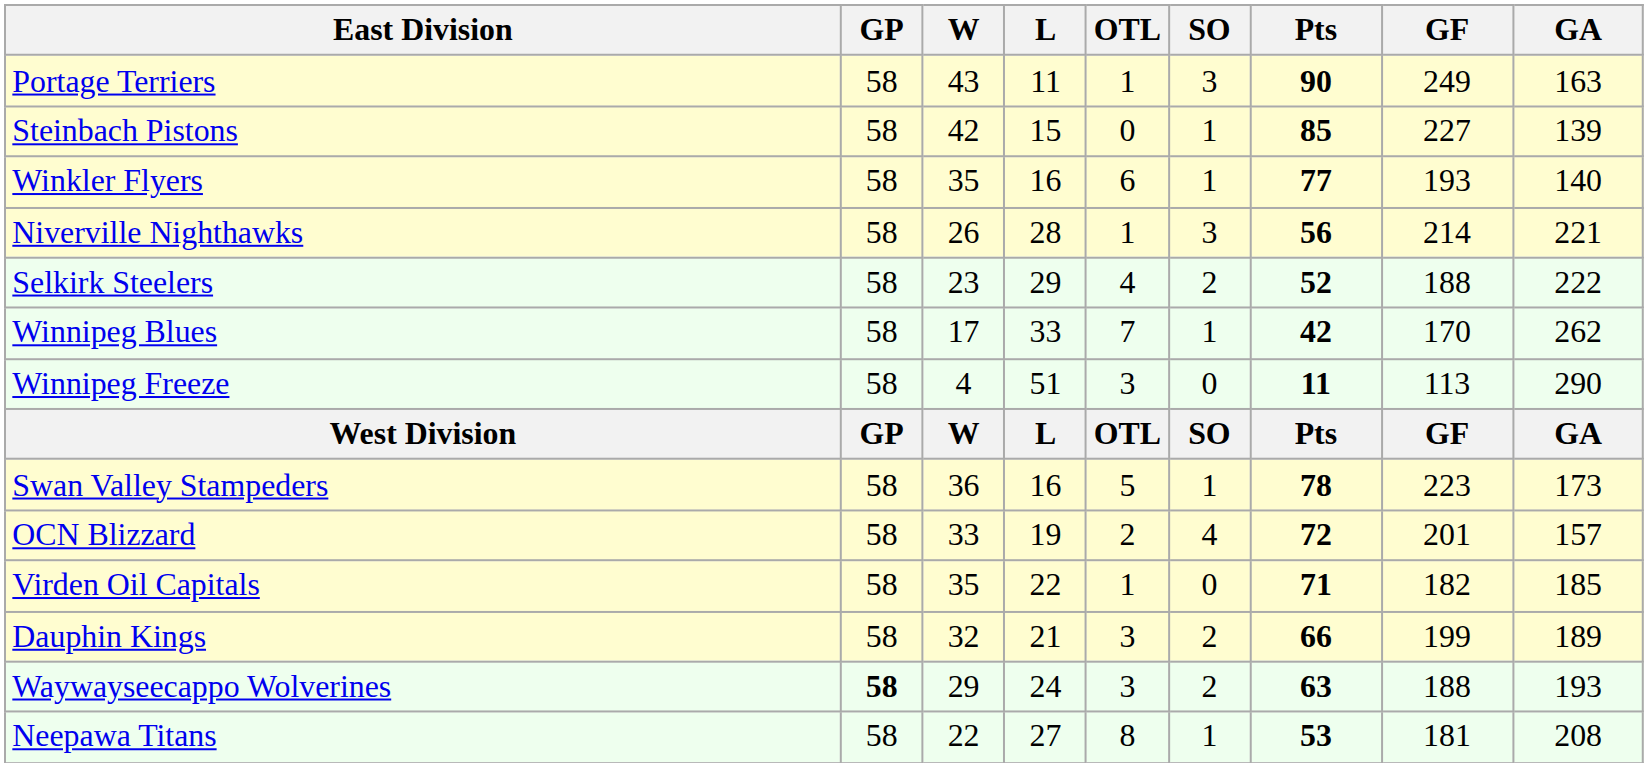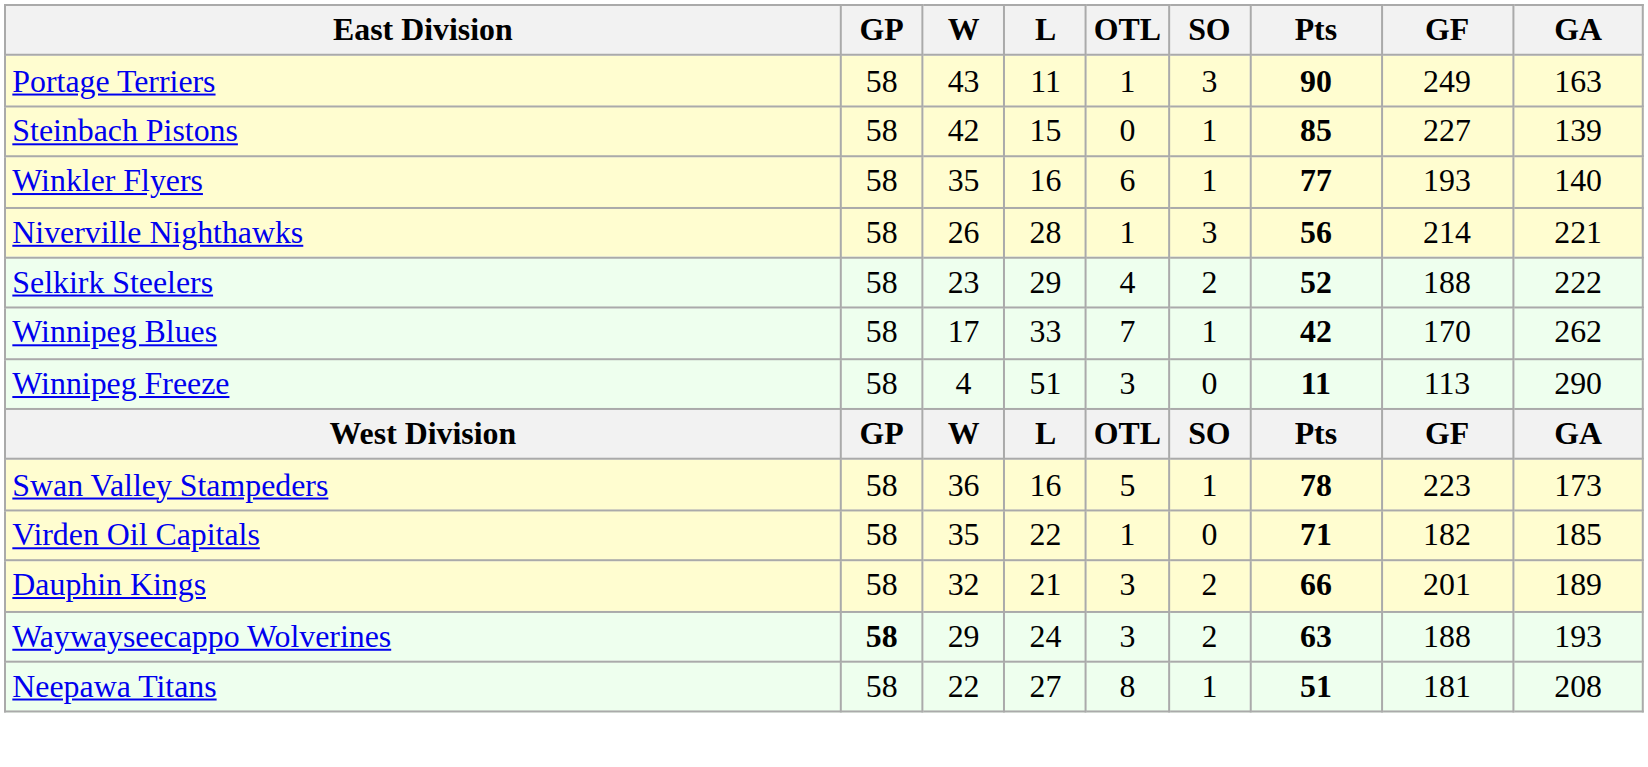- row: (104, 534)
(1447, 635) 199 -> (1447, 585) 201
(1316, 736) 53 -> (1316, 686) 51
